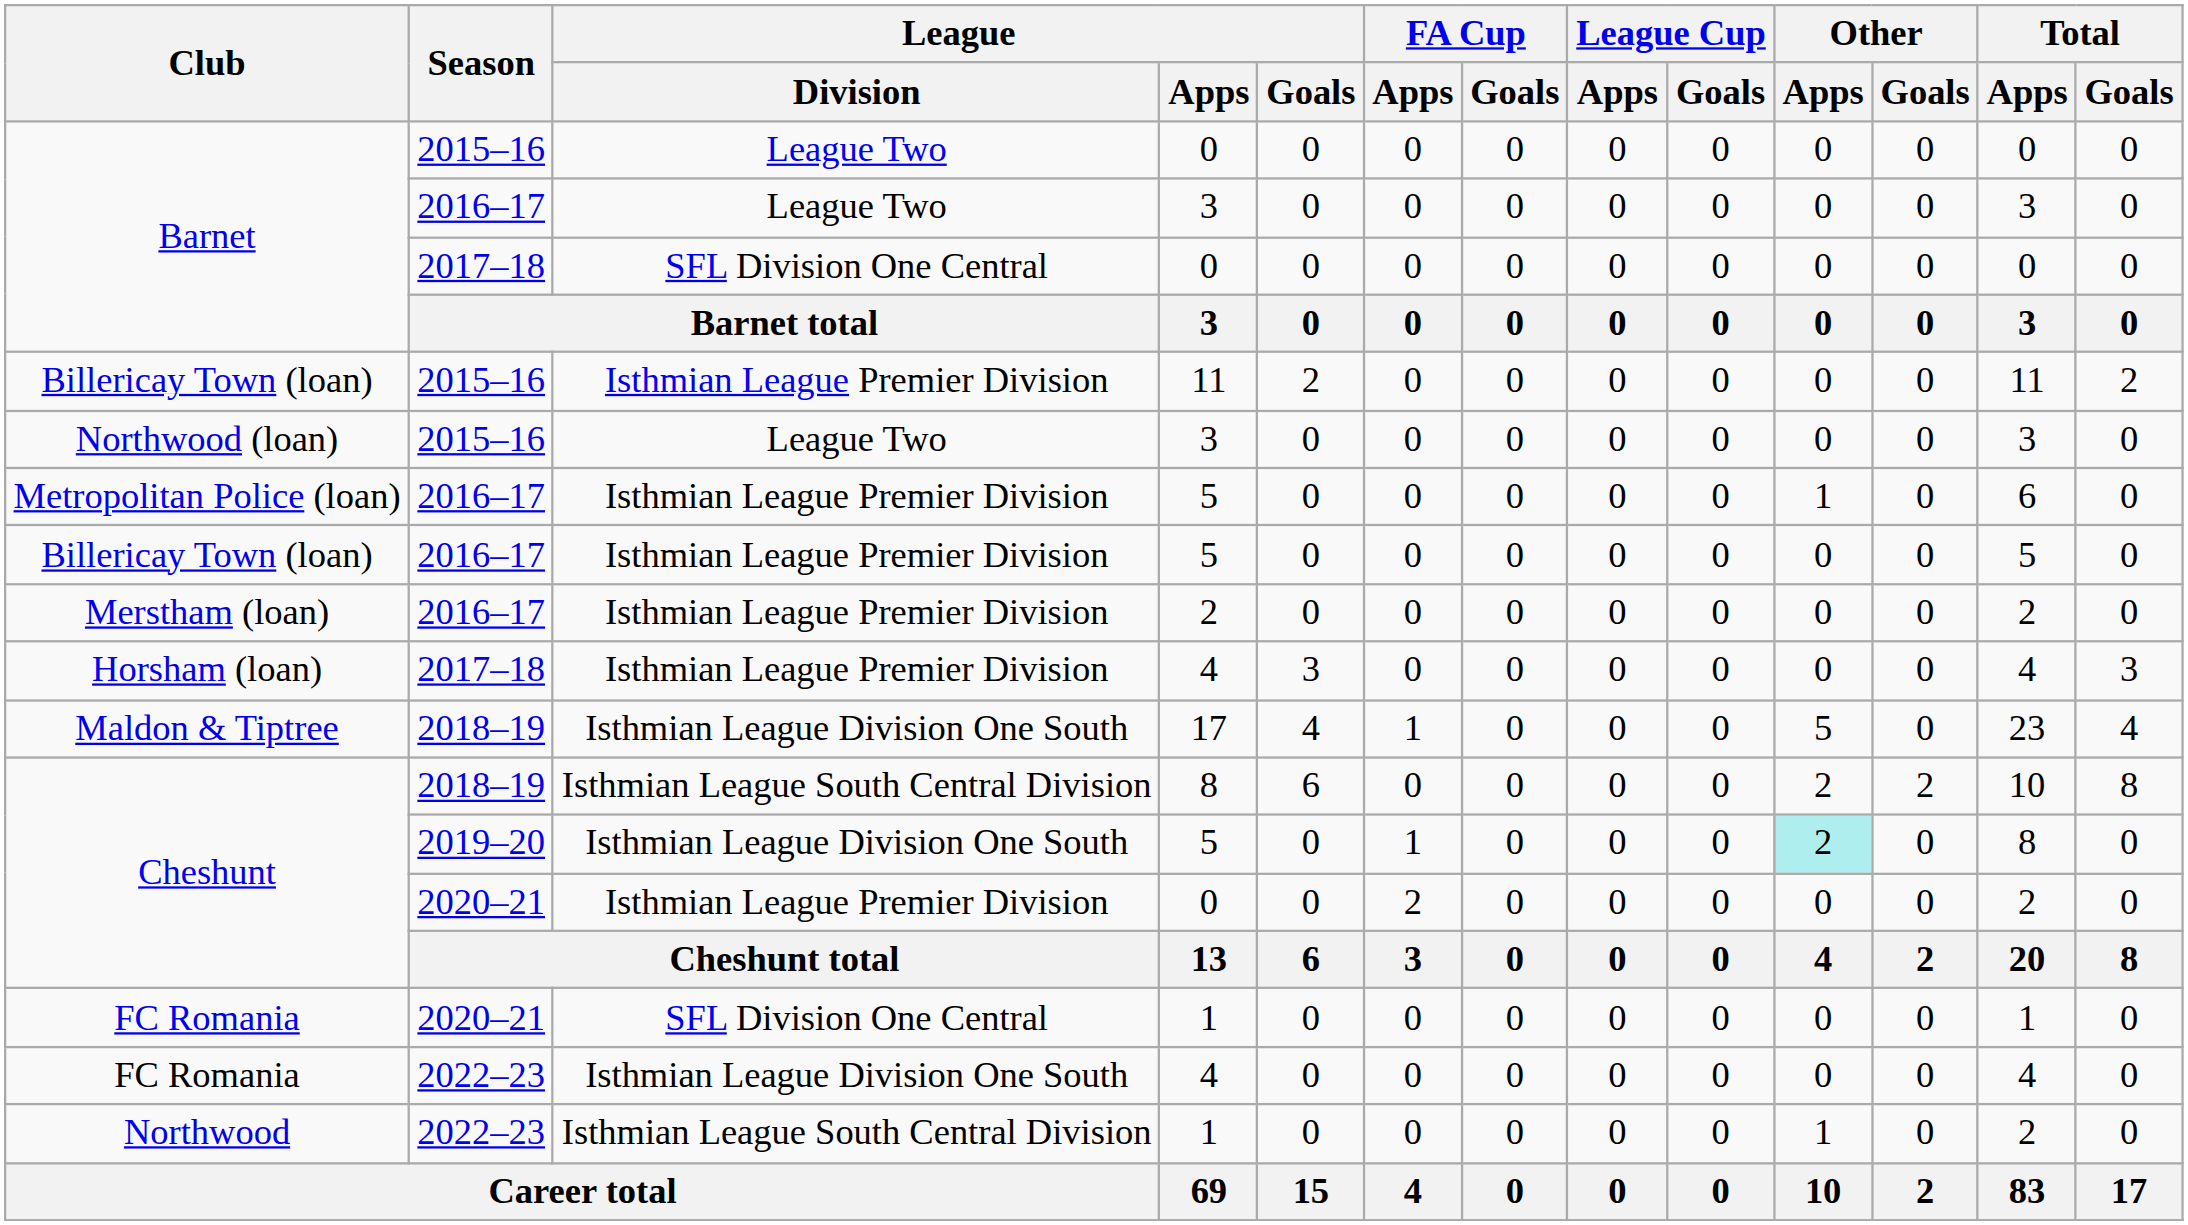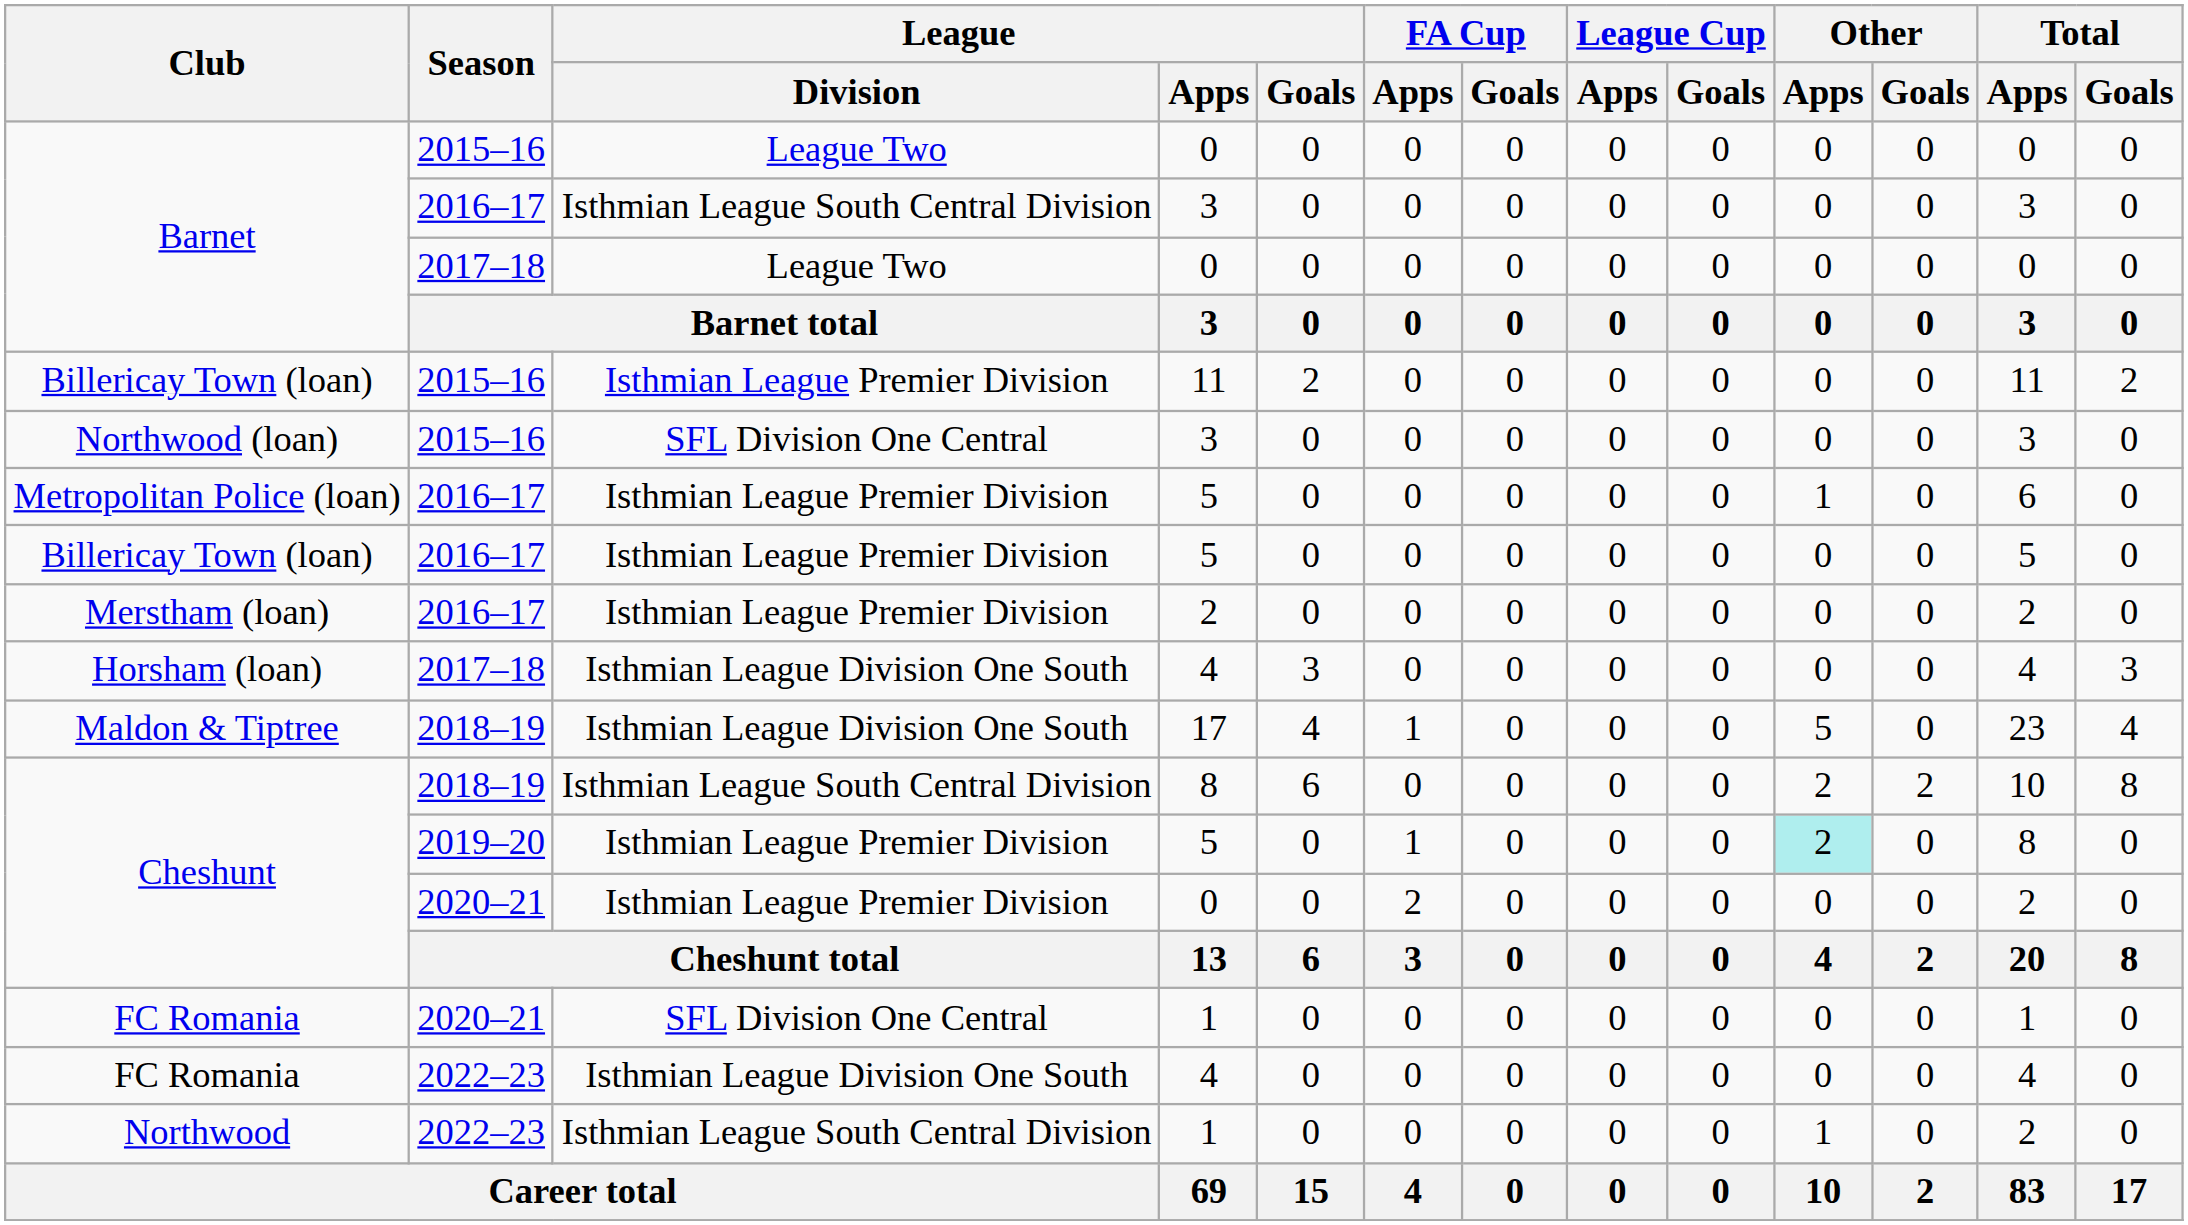(857, 206) League Two -> (857, 206) Isthmian League South Central Division
(857, 264) SFL Division One Central -> (857, 264) League Two
(857, 438) League Two -> (857, 438) SFL Division One Central
(857, 669) Isthmian League Premier Division -> (857, 669) Isthmian League Division One South
(857, 843) Isthmian League Division One South -> (857, 843) Isthmian League Premier Division
